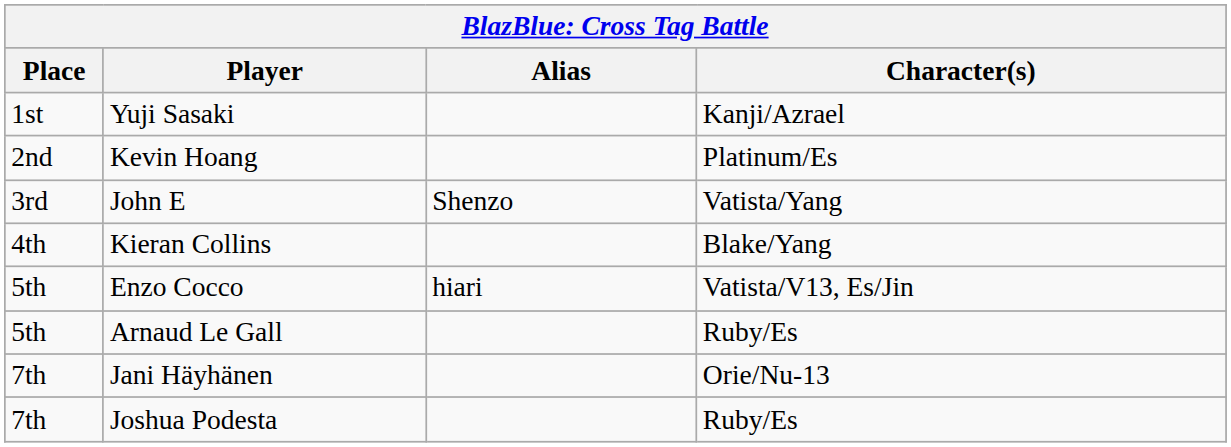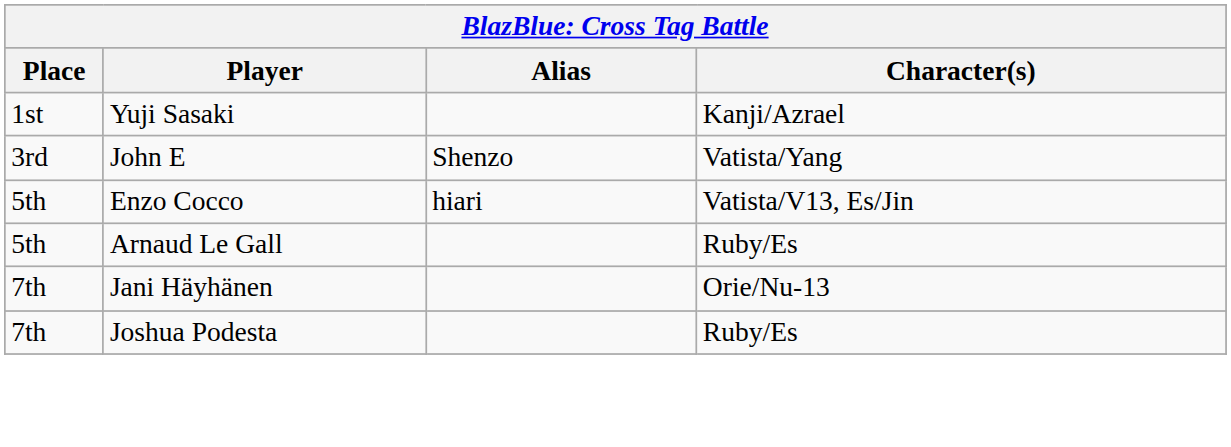- row: (184, 157)
- row: (191, 244)
